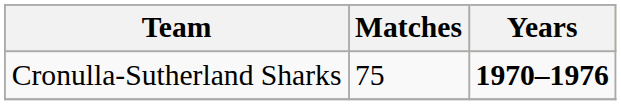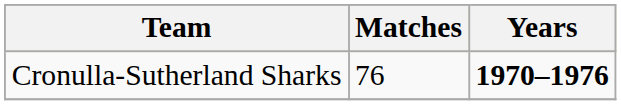(370, 74) 75 -> (370, 74) 76
